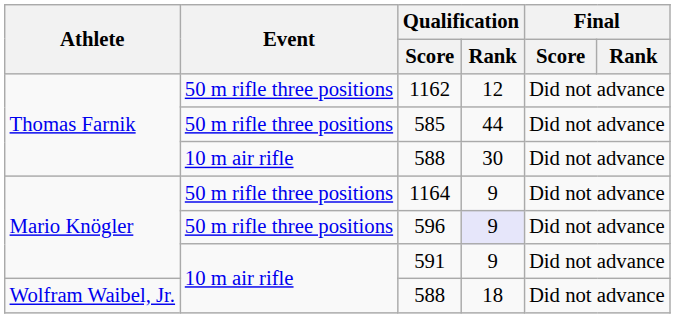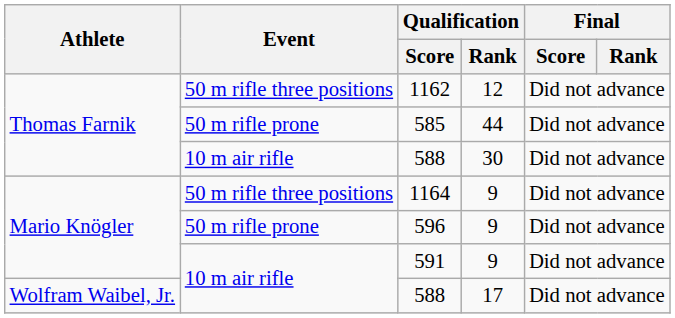(289, 124) 50 m rifle three positions -> (252, 124) 50 m rifle prone
(289, 227) 50 m rifle three positions -> (252, 227) 50 m rifle prone
(493, 227) lavender background -> (493, 227) no background
(493, 295) 18 -> (493, 295) 17
